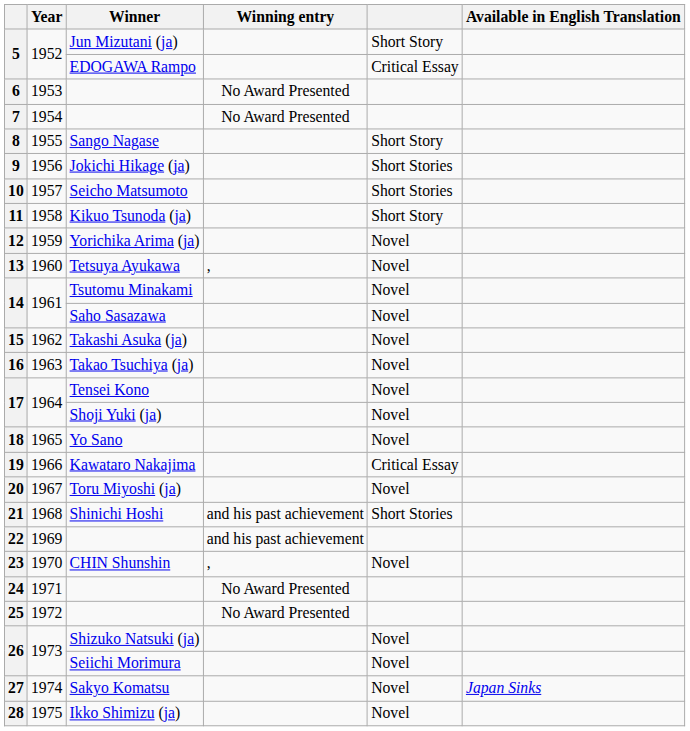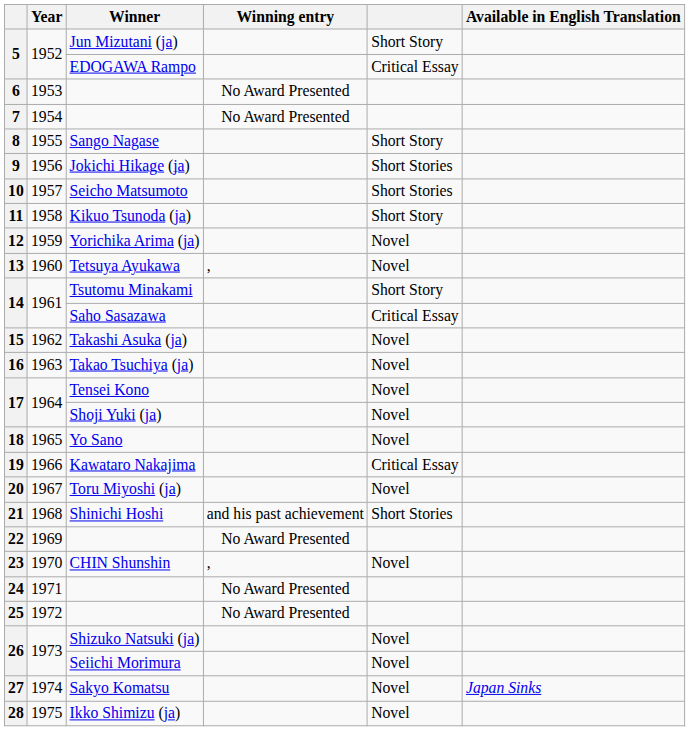(390, 290) Novel -> (407, 290) Short Story
(390, 315) Novel -> (415, 315) Critical Essay
(285, 539) and his past achievement -> (285, 539) No Award Presented
